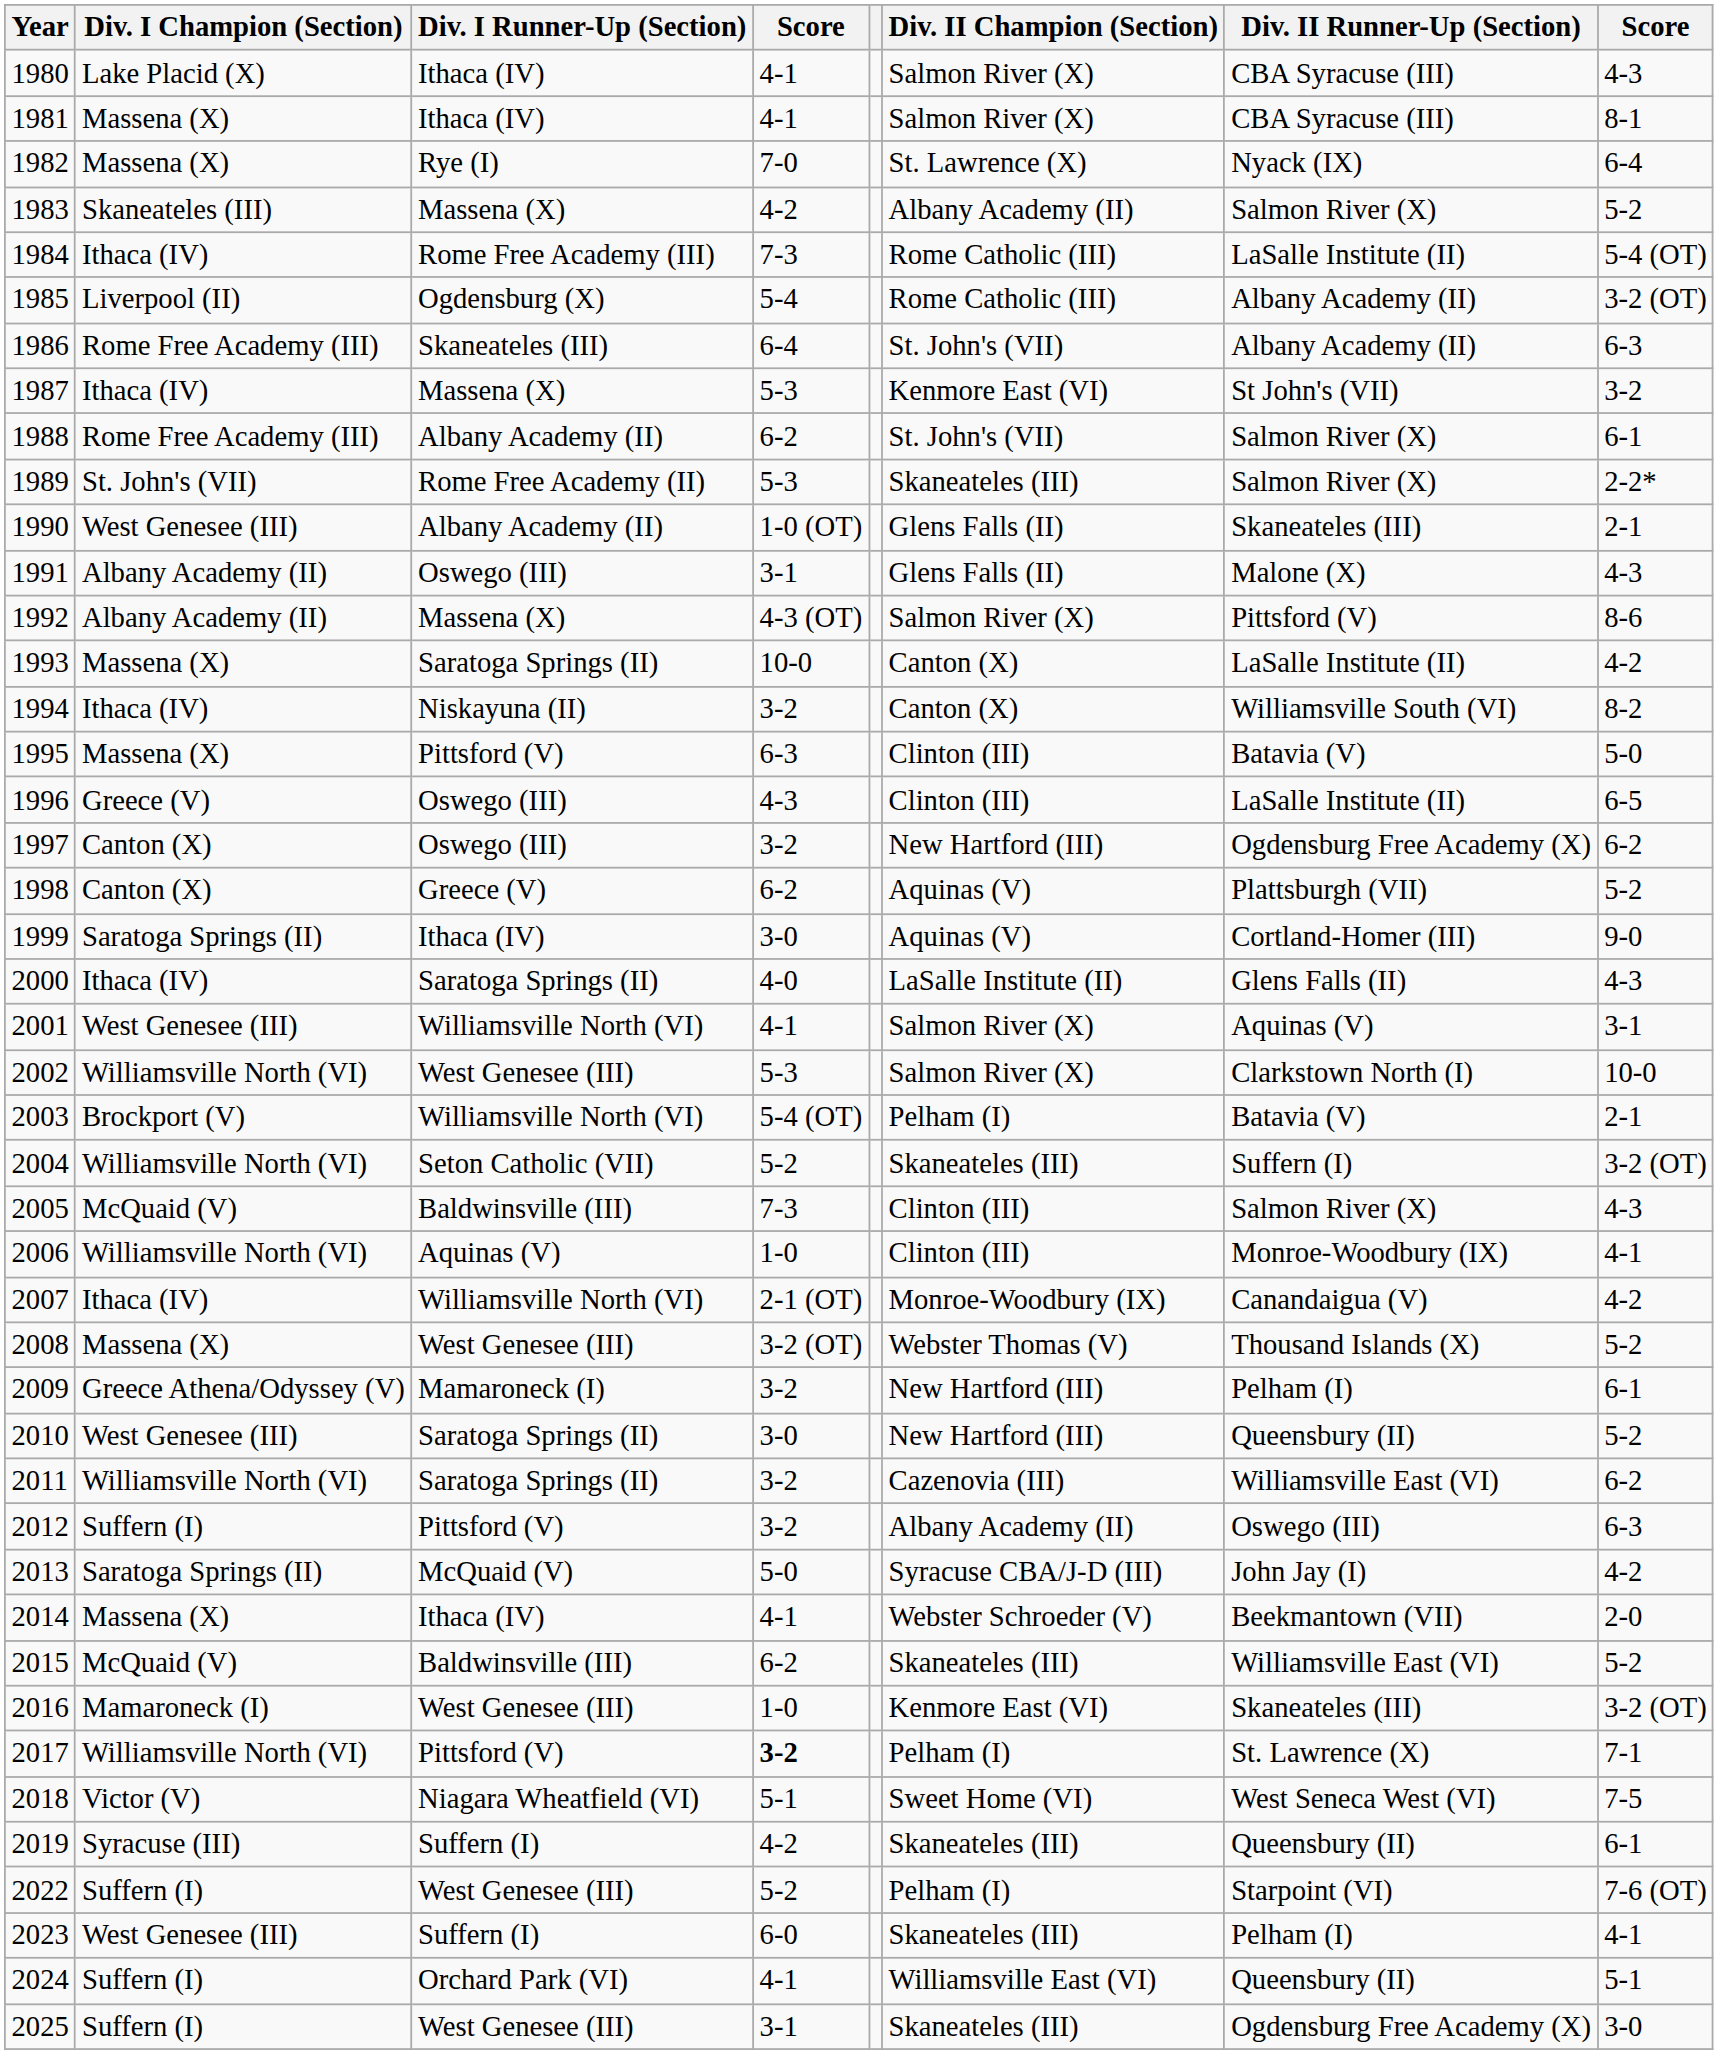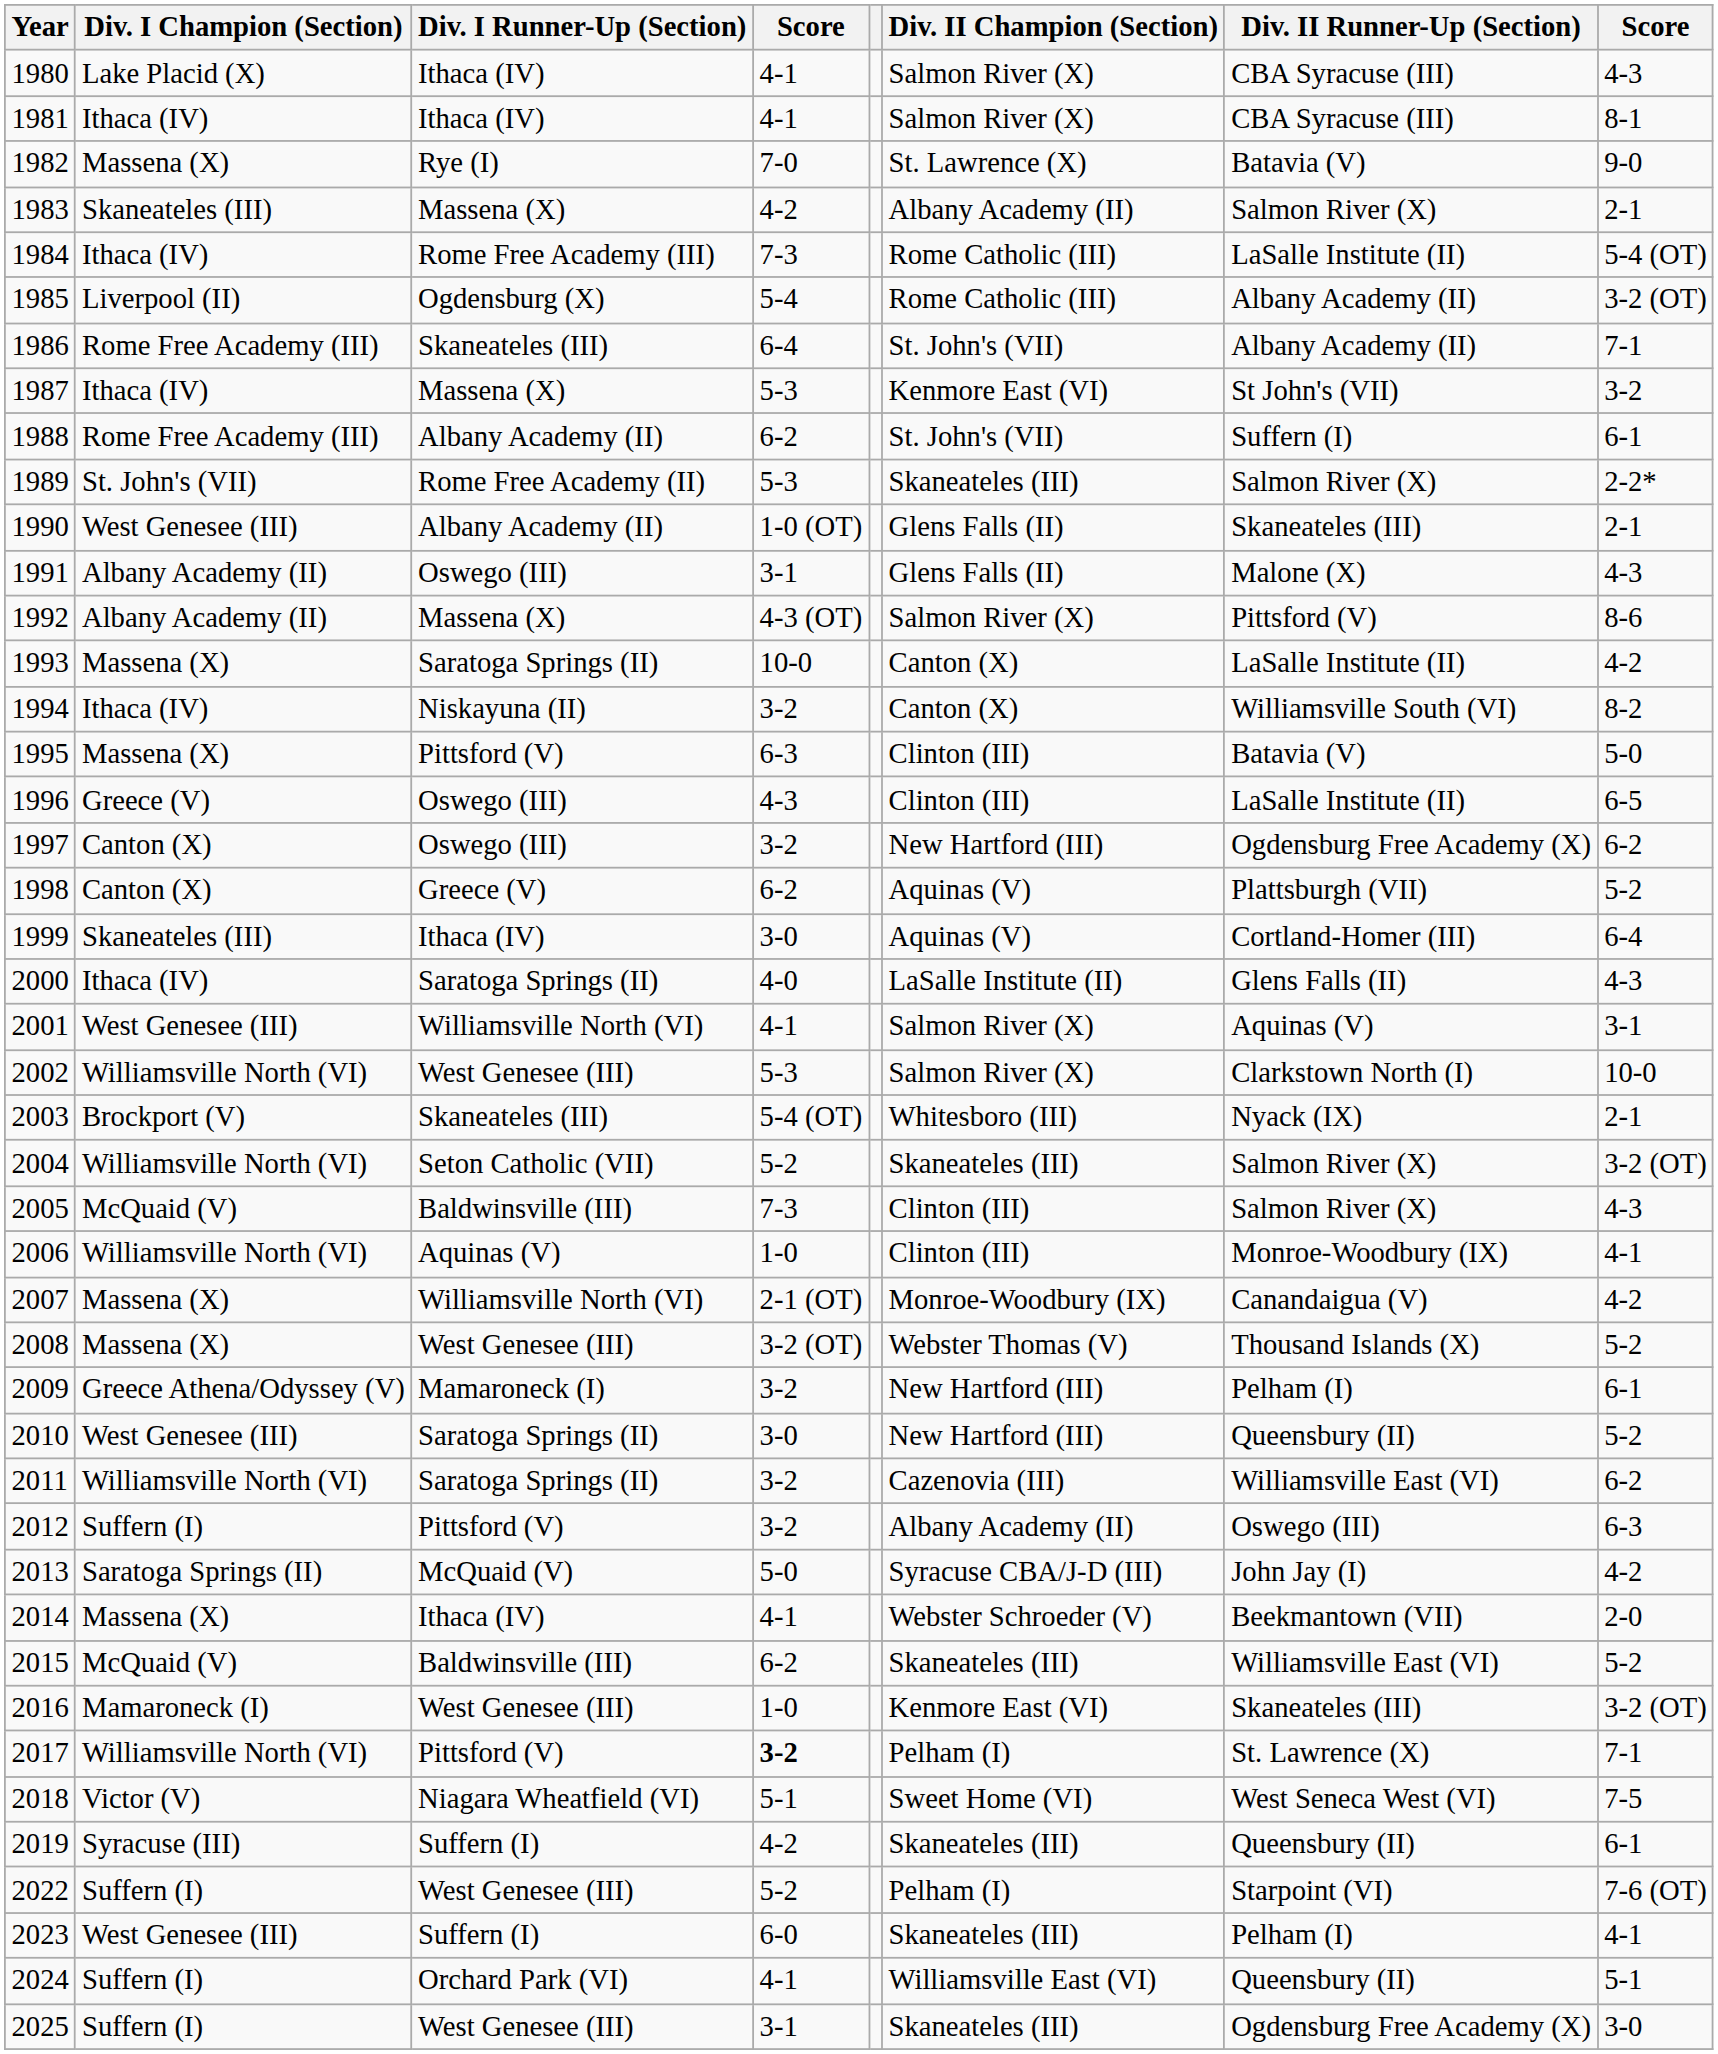(156, 118) Massena (X) -> (145, 118) Ithaca (IV)
(1297, 163) Nyack (IX) -> (1298, 163) Batavia (V)
(1623, 163) 6-4 -> (1623, 163) 9-0
(1623, 208) 5-2 -> (1623, 208) 2-1
(1623, 345) 6-3 -> (1623, 345) 7-1
(1334, 436) Salmon River (X) -> (1292, 436) Suffern (I)
(202, 935) Saratoga Springs (II) -> (177, 935) Skaneateles (III)
(1623, 935) 9-0 -> (1623, 935) 6-4
(561, 1117) Williamsville North (VI) -> (513, 1117) Skaneateles (III)
(949, 1117) Pelham (I) -> (983, 1117) Whitesboro (III)
(1298, 1117) Batavia (V) -> (1297, 1117) Nyack (IX)
(1292, 1162) Suffern (I) -> (1334, 1162) Salmon River (X)
(145, 1299) Ithaca (IV) -> (156, 1299) Massena (X)
